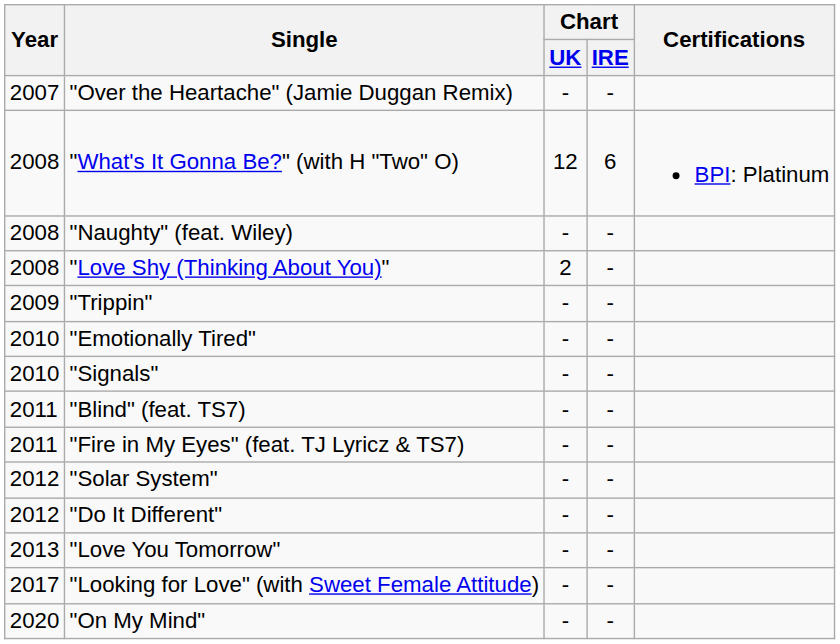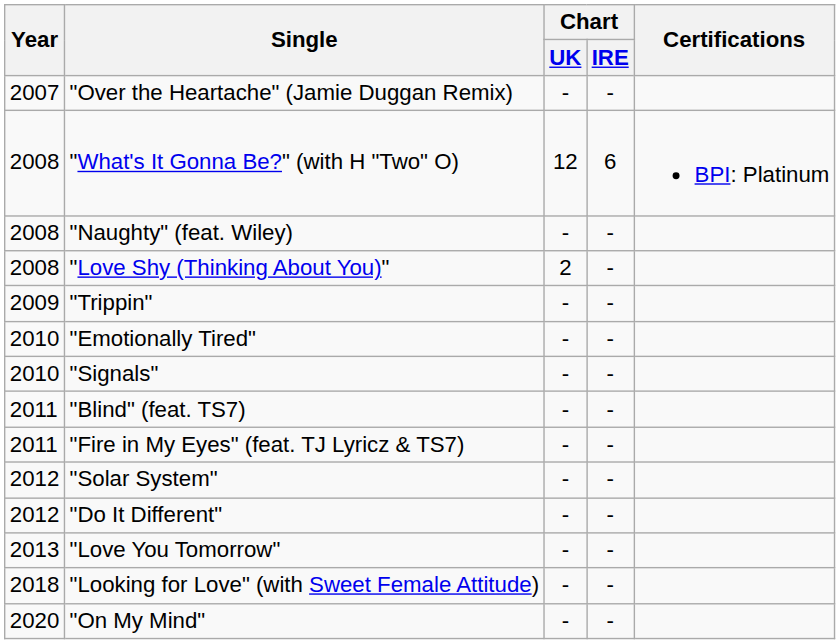(35, 585) 2017 -> (35, 585) 2018
